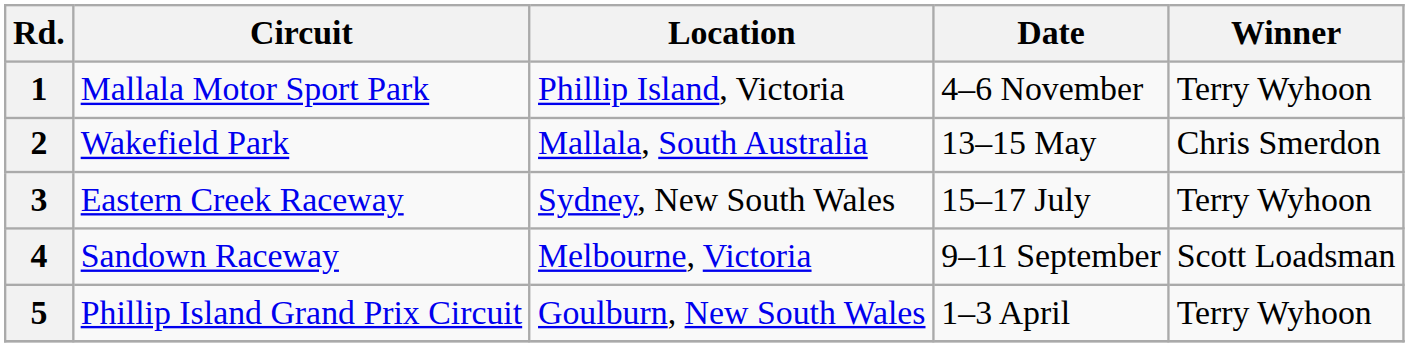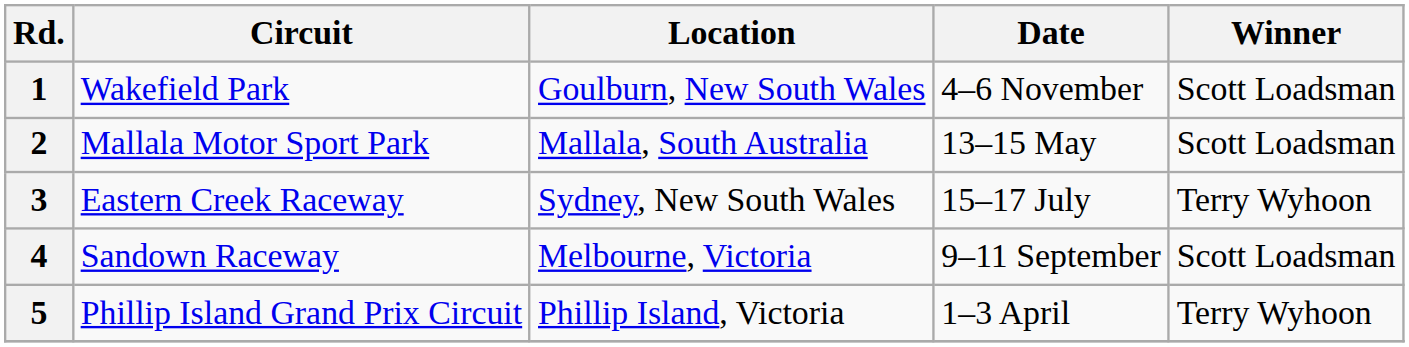(255, 88) Mallala Motor Sport Park -> (185, 88) Wakefield Park
(691, 88) Phillip Island, Victoria -> (732, 88) Goulburn, New South Wales
(1274, 88) Terry Wyhoon -> (1286, 88) Scott Loadsman
(185, 144) Wakefield Park -> (255, 144) Mallala Motor Sport Park
(1279, 144) Chris Smerdon -> (1286, 144) Scott Loadsman
(732, 311) Goulburn, New South Wales -> (691, 311) Phillip Island, Victoria
